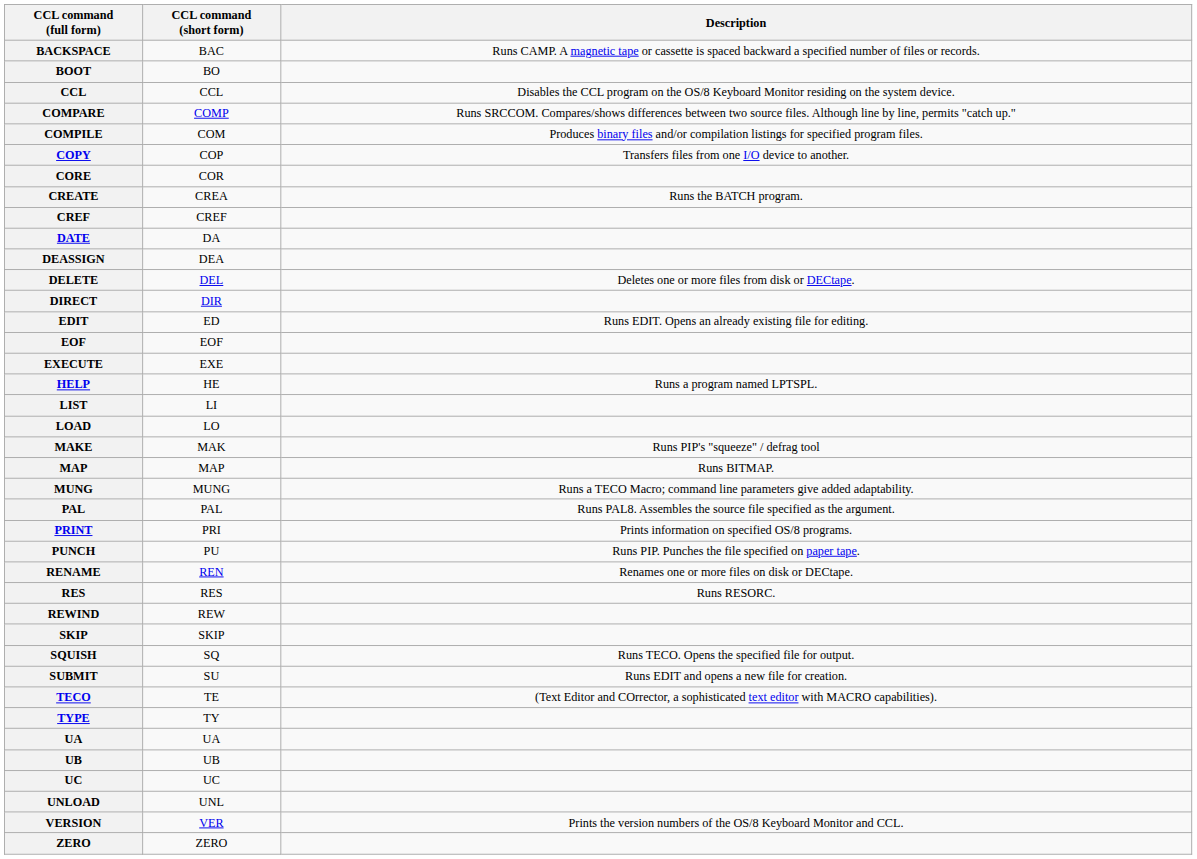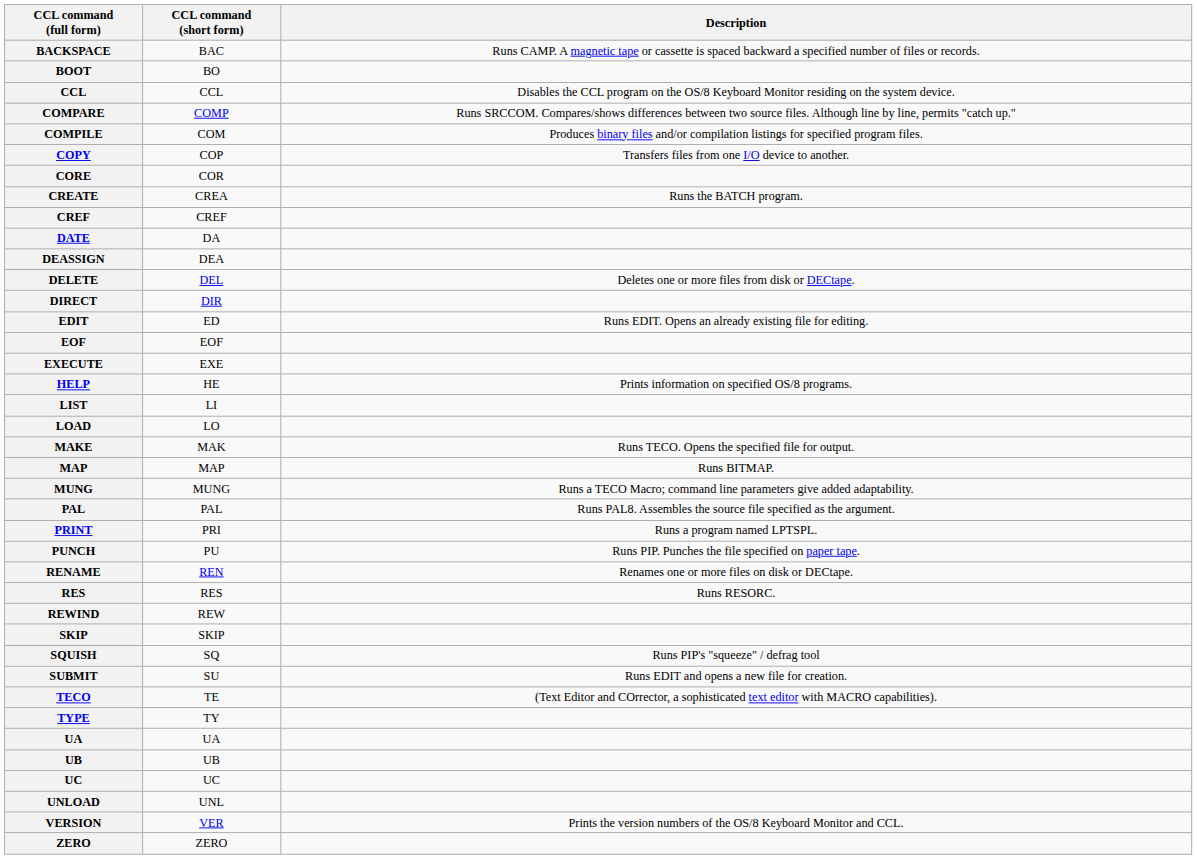(736, 384) Runs a program named LPTSPL. -> (736, 384) Prints information on specified OS/8 programs.
(736, 447) Runs PIP's "squeeze" / defrag tool -> (736, 447) Runs TECO. Opens the specified file for output.
(736, 530) Prints information on specified OS/8 programs. -> (736, 530) Runs a program named LPTSPL.
(736, 655) Runs TECO. Opens the specified file for output. -> (736, 655) Runs PIP's "squeeze" / defrag tool
